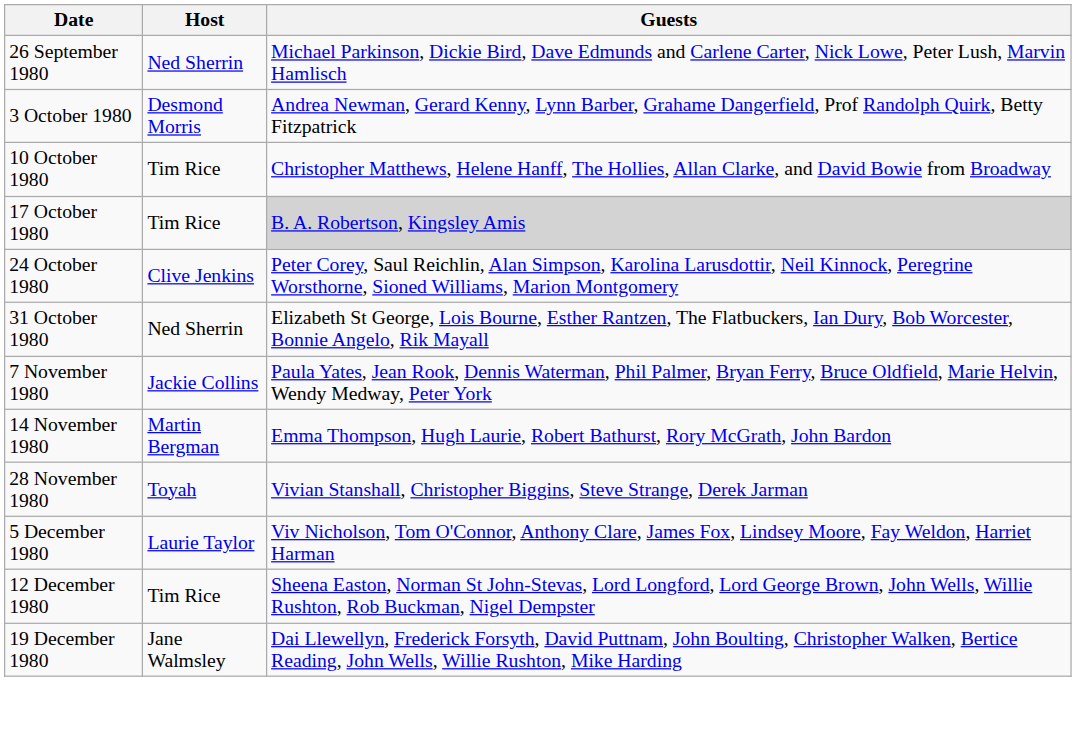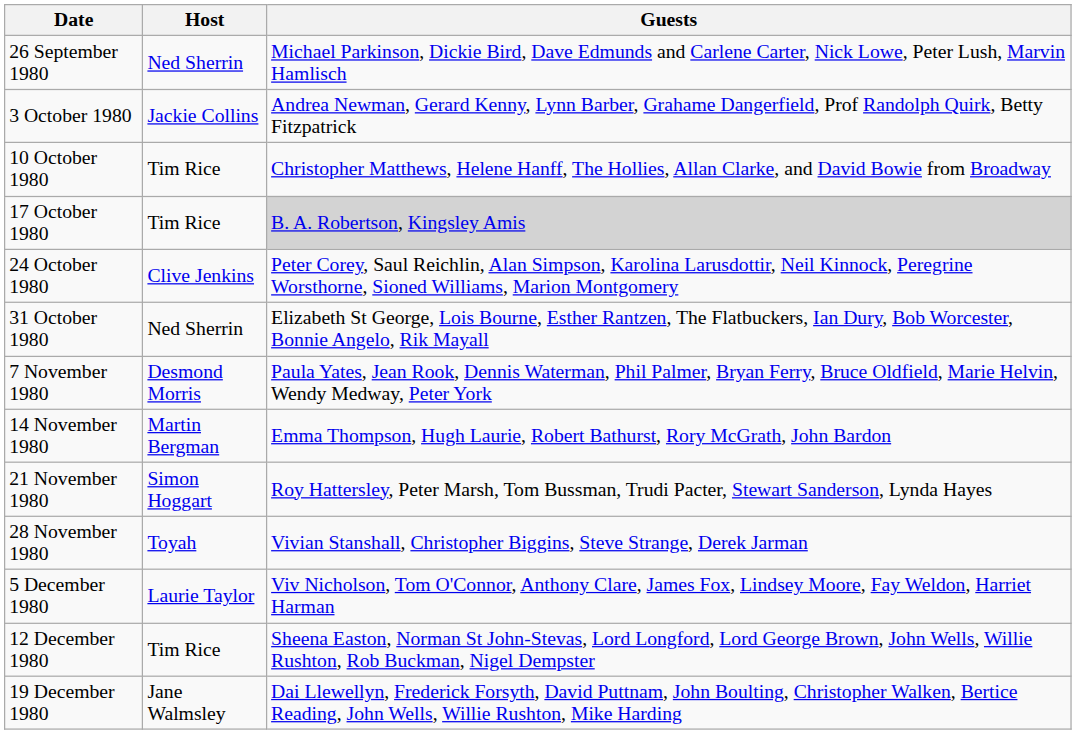(185, 115) Desmond Morris -> (203, 115) Jackie Collins
(203, 382) Jackie Collins -> (185, 382) Desmond Morris
+ row: (63, 489)
